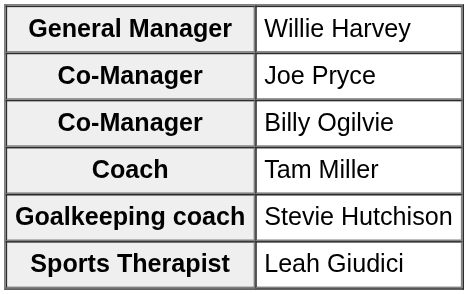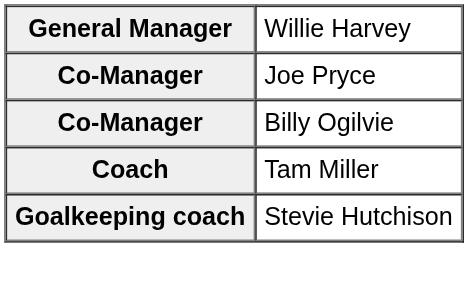- row: (334, 264)
